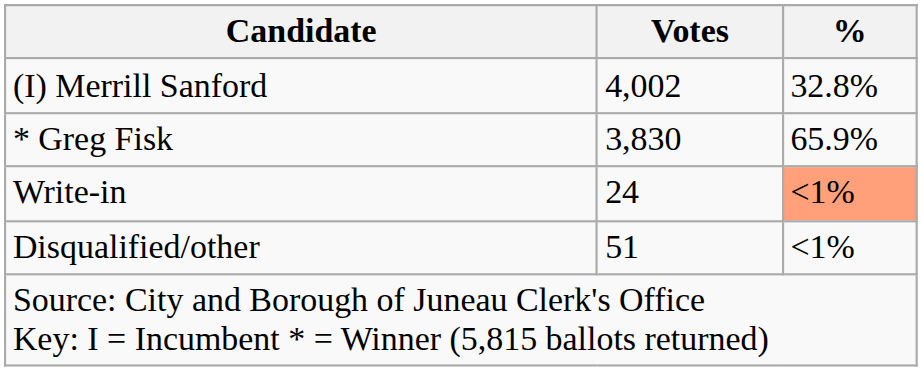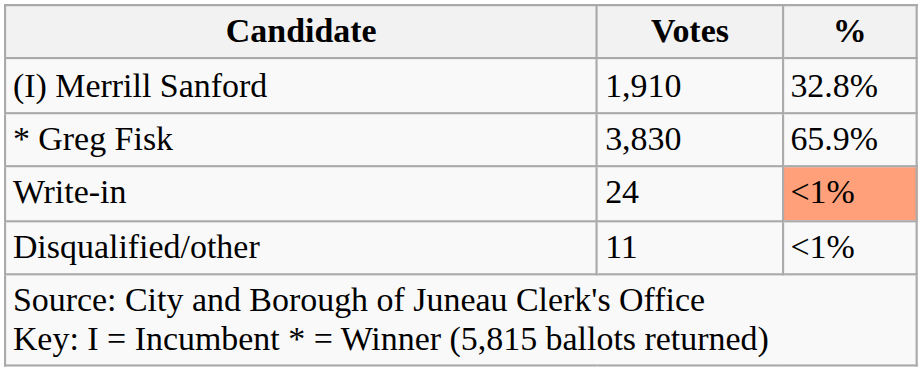(643, 85) 4,002 -> (643, 85) 1,910
(622, 246) 51 -> (621, 246) 11
